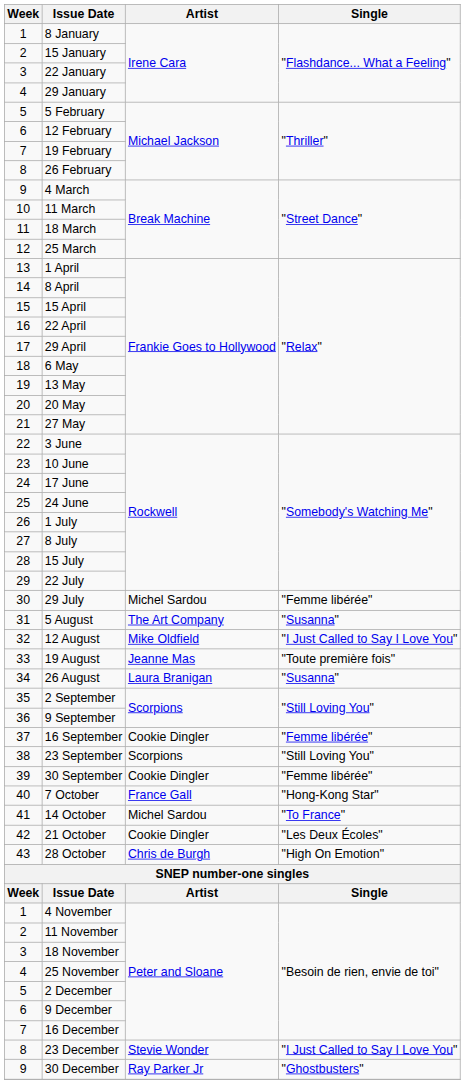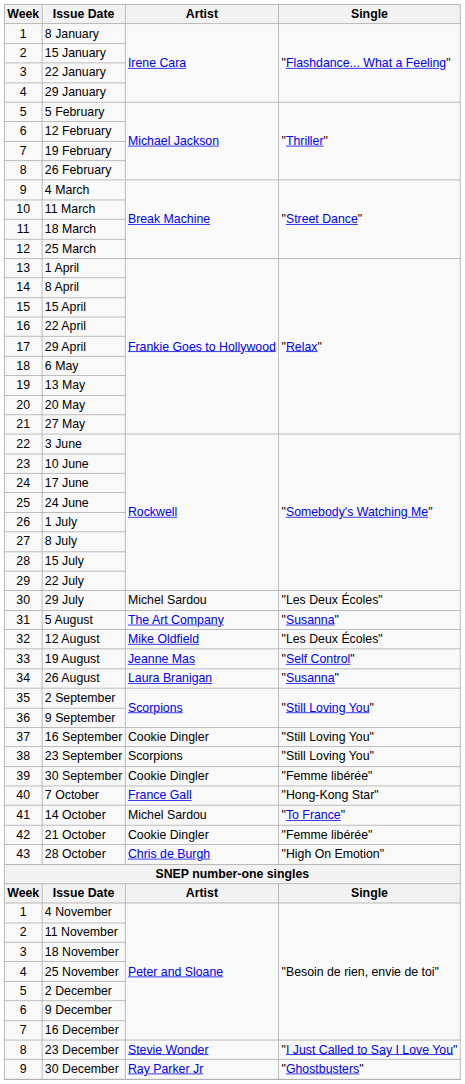(327, 600) "Femme libérée" -> (332, 600) "Les Deux Écoles"
(369, 639) "I Just Called to Say I Love You" -> (332, 639) "Les Deux Écoles"
(338, 659) "Toute première fois" -> (318, 659) "Self Control"
(327, 737) "Femme libérée" -> (328, 737) "Still Loving You"
(332, 834) "Les Deux Écoles" -> (327, 834) "Femme libérée"
